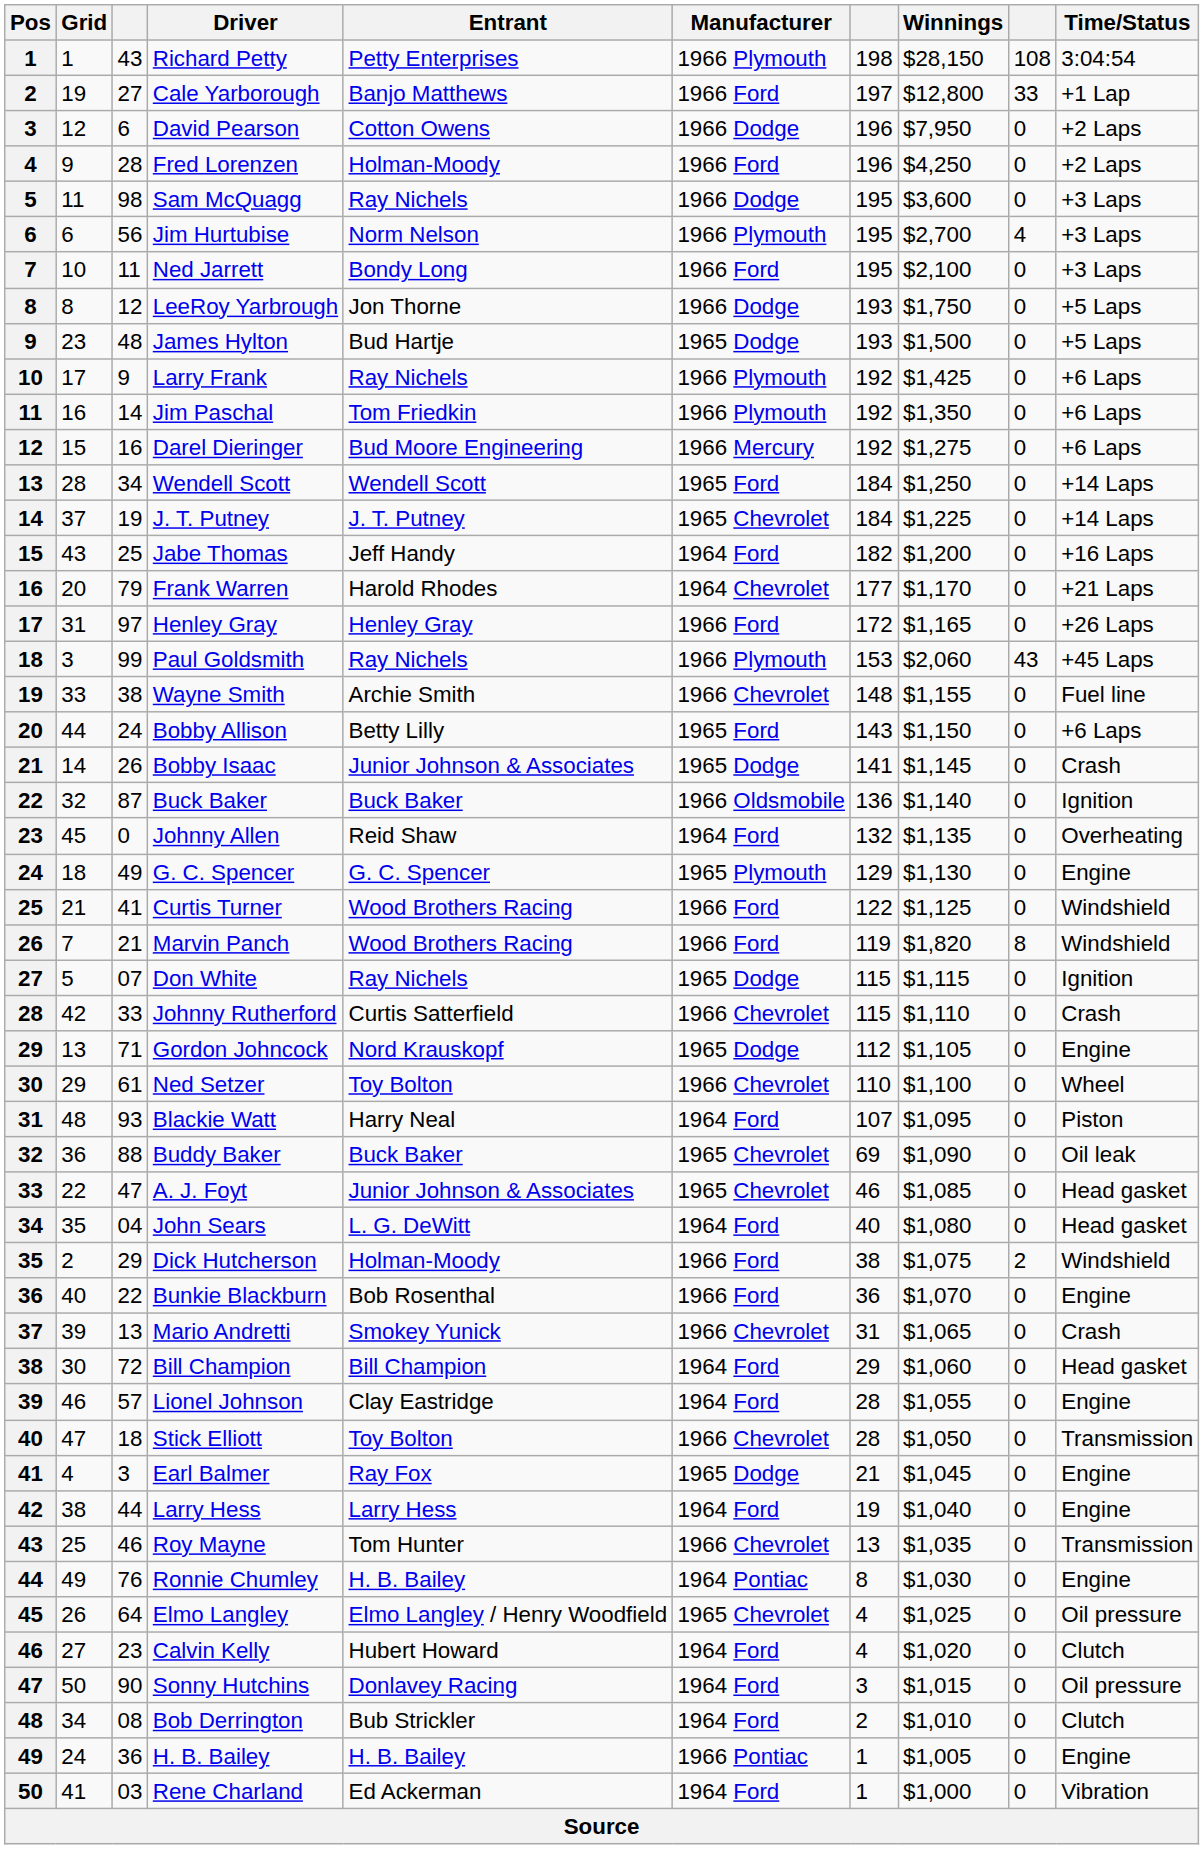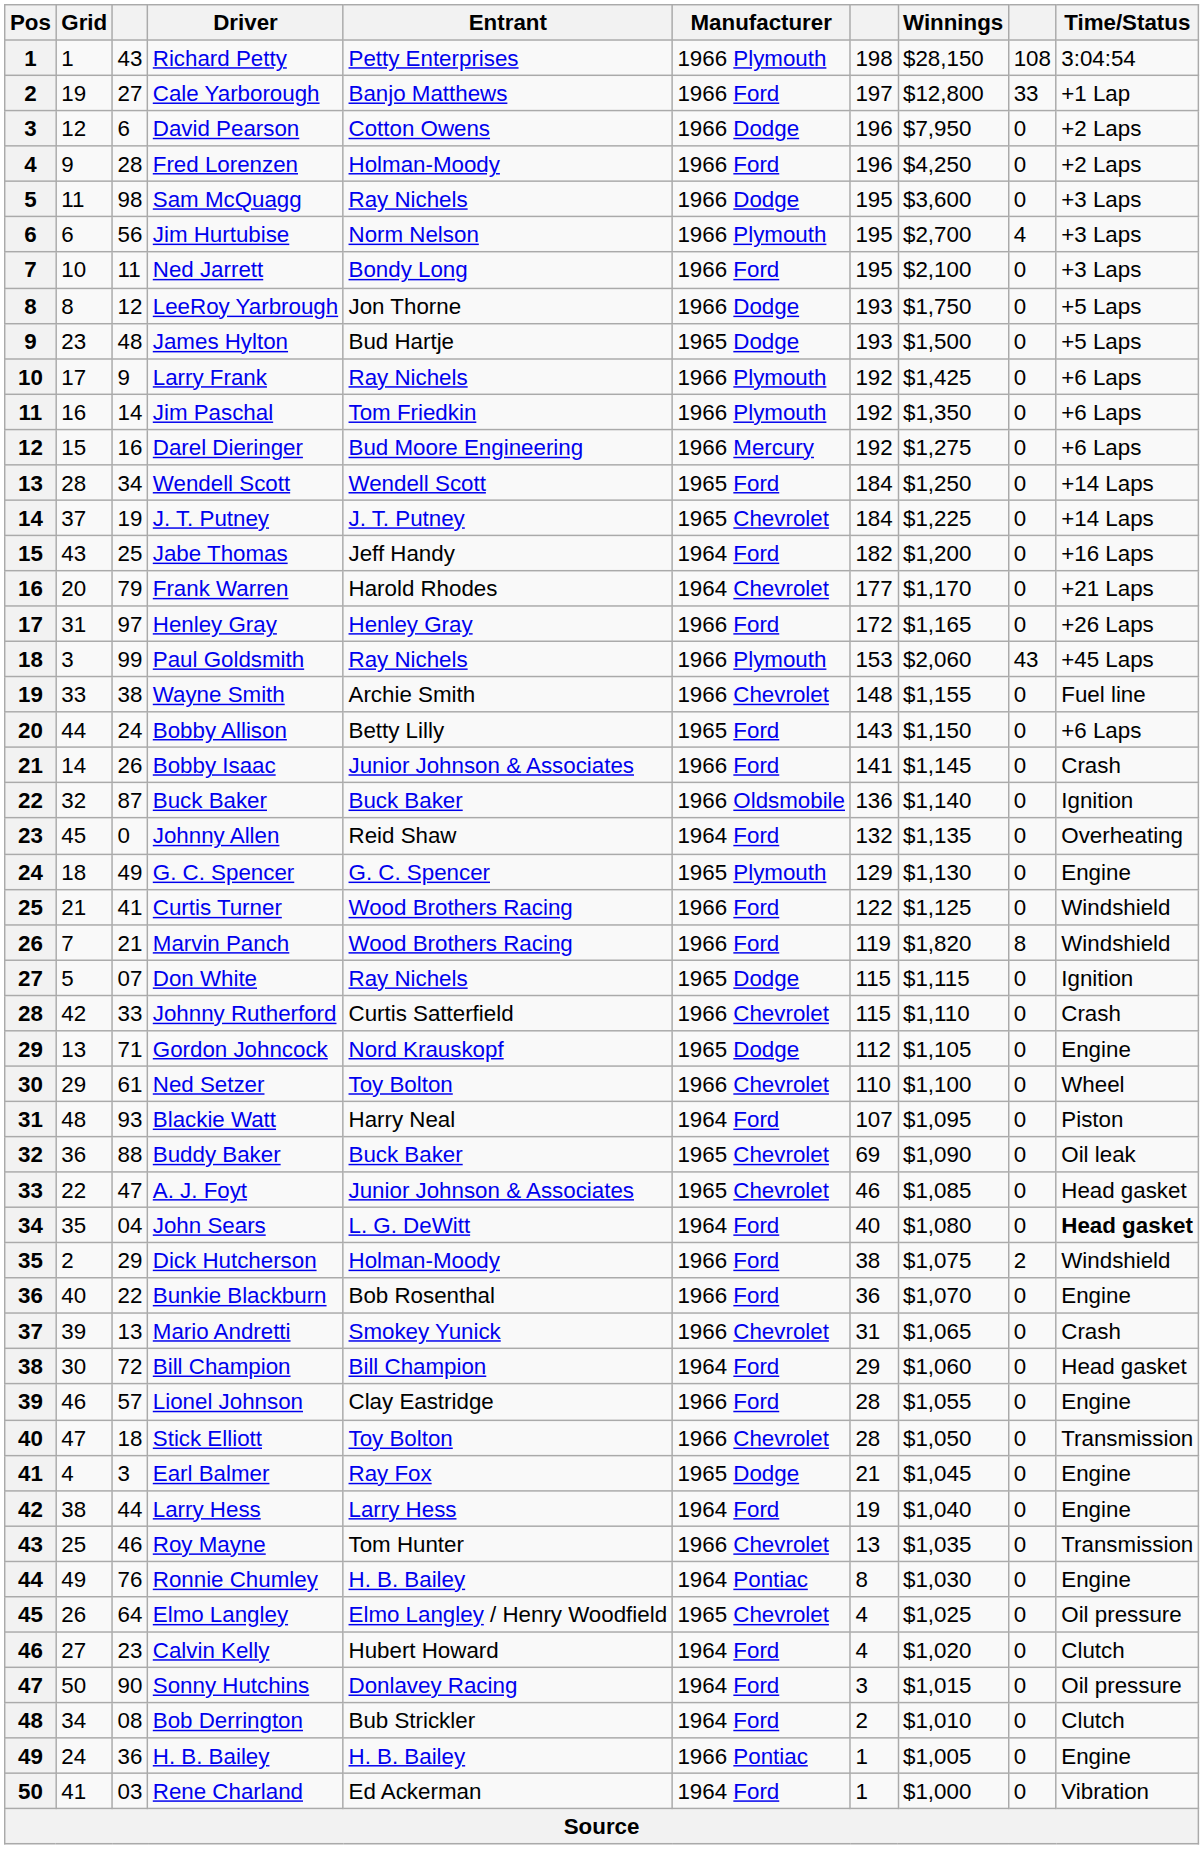(738, 765) 1965 Dodge -> (728, 765) 1966 Ford
(1124, 1225) normal -> (1127, 1225) bold
(728, 1402) 1964 Ford -> (728, 1402) 1966 Ford
